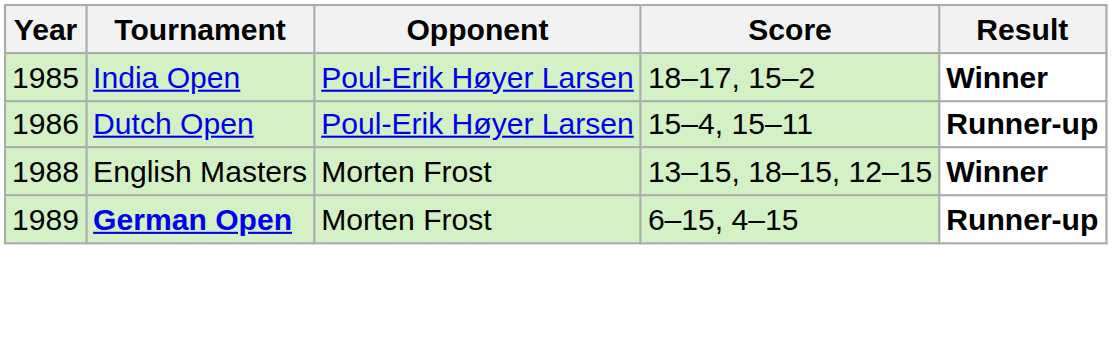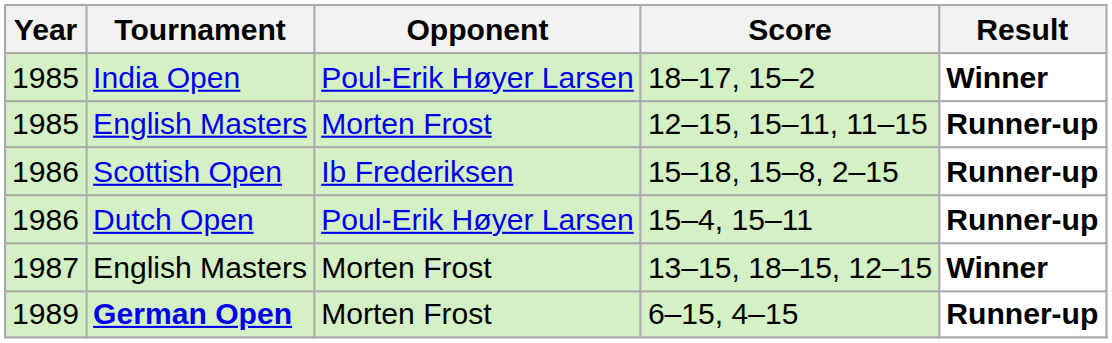+ row: (788, 124)
+ row: (773, 172)
(46, 172) 1988 -> (46, 267) 1987
